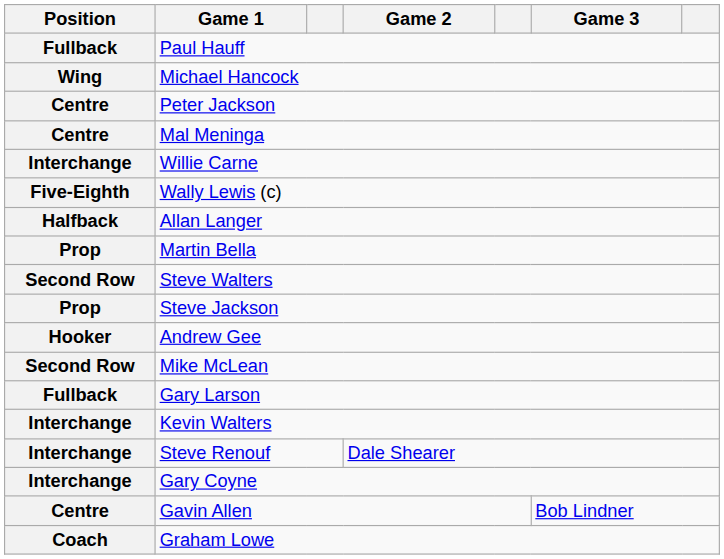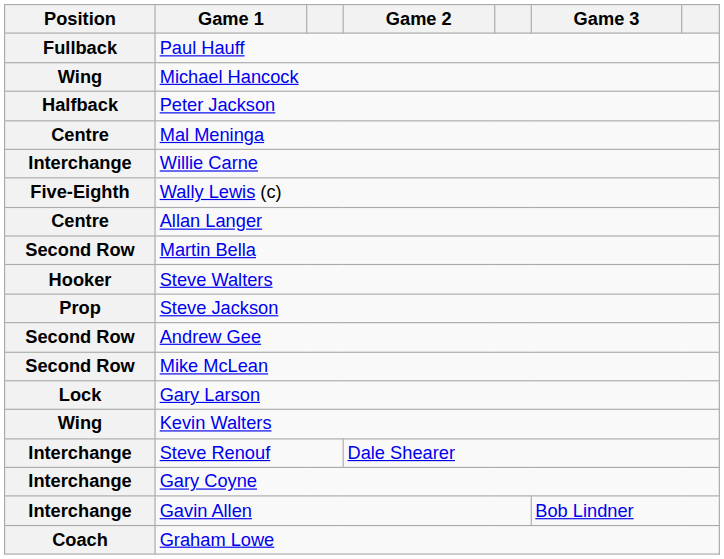(80, 105) Centre -> (80, 105) Halfback
(80, 221) Halfback -> (80, 221) Centre
(80, 250) Prop -> (80, 250) Second Row
(80, 279) Second Row -> (80, 279) Hooker
(80, 337) Hooker -> (80, 337) Second Row
(80, 395) Fullback -> (80, 395) Lock
(80, 423) Interchange -> (80, 423) Wing
(80, 510) Centre -> (80, 510) Interchange
